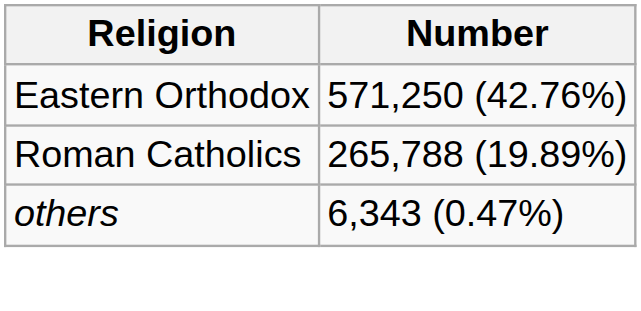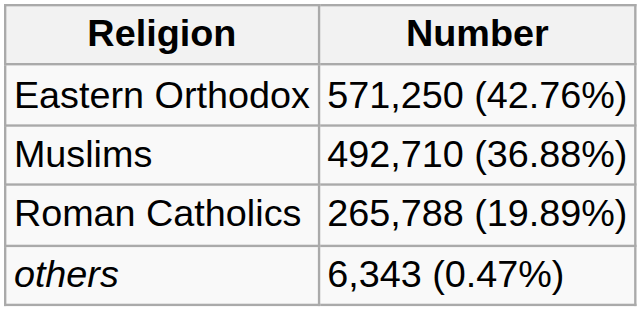+ row: (83, 154)
